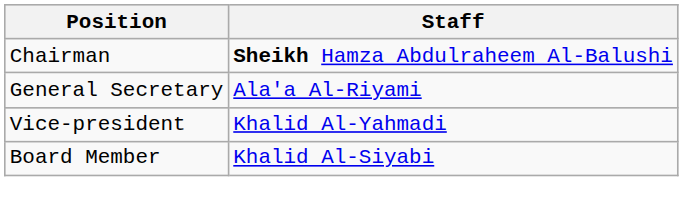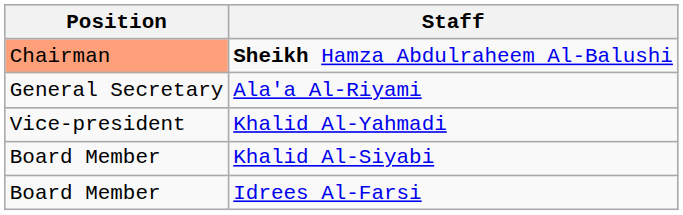(60, 56) no background -> (60, 56) lightsalmon background
+ row: (327, 192)
